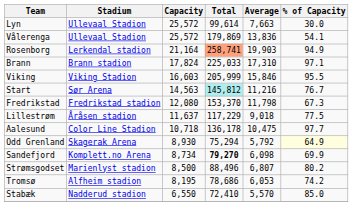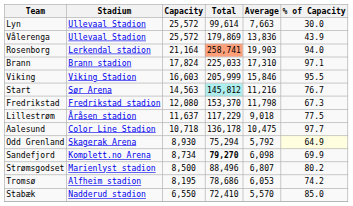(314, 37) 54.1 -> (314, 37) 43.9
(314, 50) 94.9 -> (314, 50) 94.0
